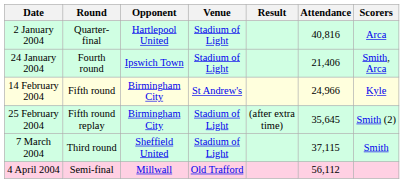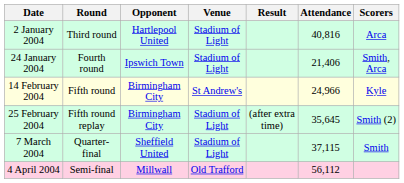(92, 35) Quarter-final -> (92, 35) Third round
(92, 147) Third round -> (92, 147) Quarter-final
